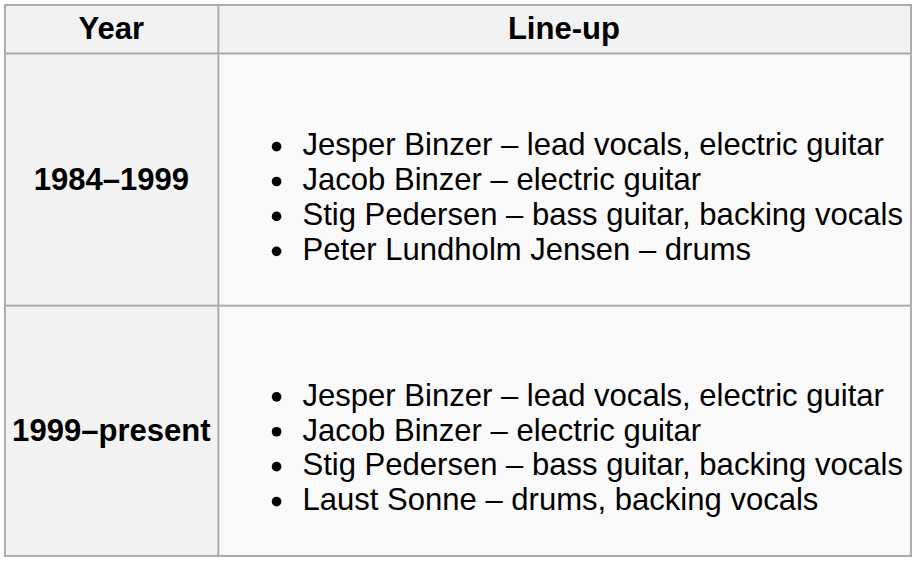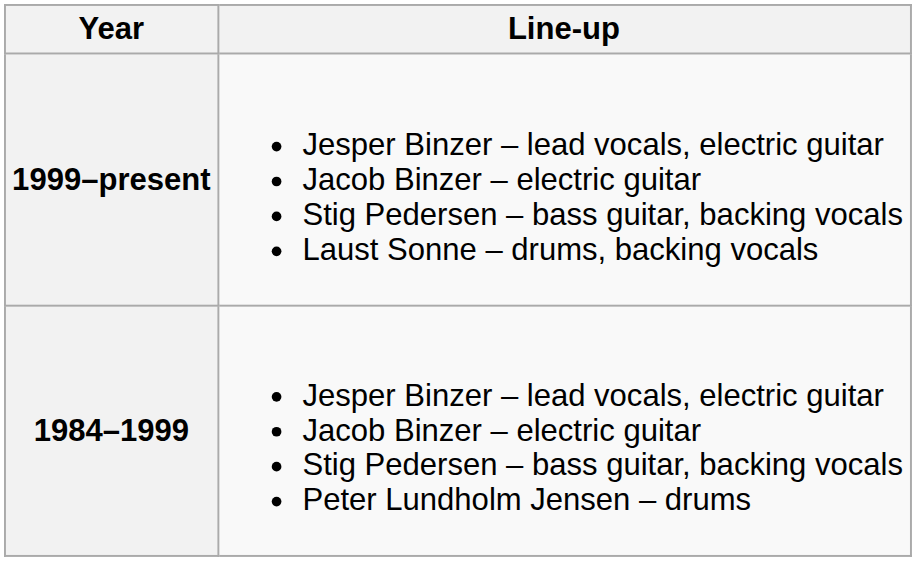rows swapped: (111, 179) <-> (111, 430)
